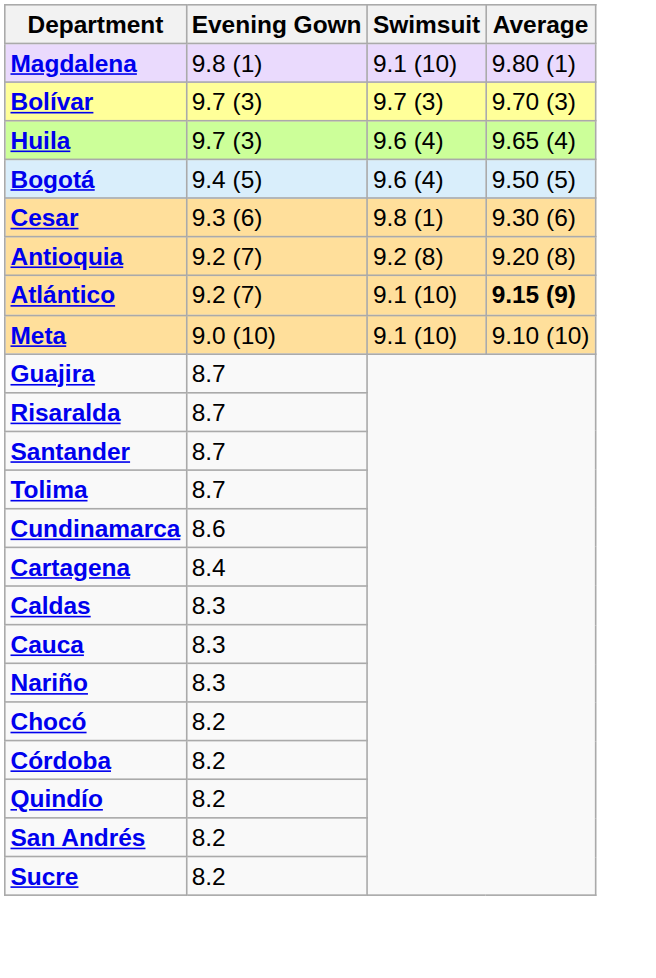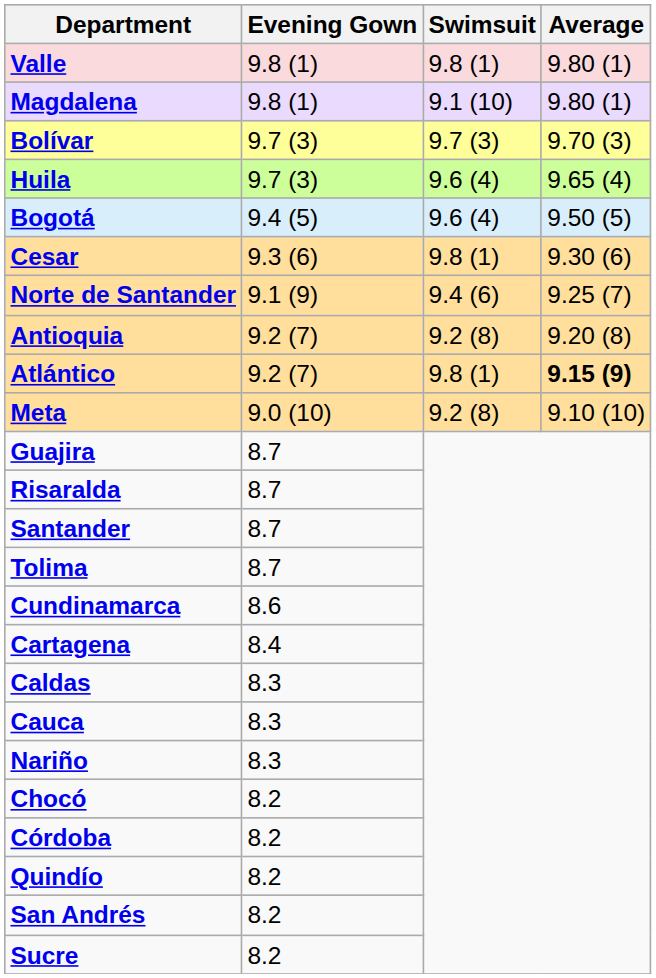+ row: (38, 63)
+ row: (123, 296)
(415, 296) 9.1 (10) -> (464, 373) 9.8 (1)
(415, 334) 9.1 (10) -> (464, 412) 9.2 (8)
